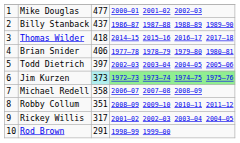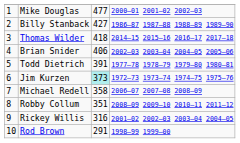(100, 24) 437 -> (100, 24) 427
(172, 51) 1977–78 1978–79 1979–80 1980–81 -> (172, 51) 2002–03 2003–04 2004–05 2005–06
(100, 64) 397 -> (100, 64) 391
(172, 64) 2002–03 2003–04 2004–05 2005–06 -> (172, 64) 1977–78 1978–79 1979–80 1980–81
(172, 78) lightgreen background -> (172, 78) no background
(100, 118) 317 -> (100, 118) 316
